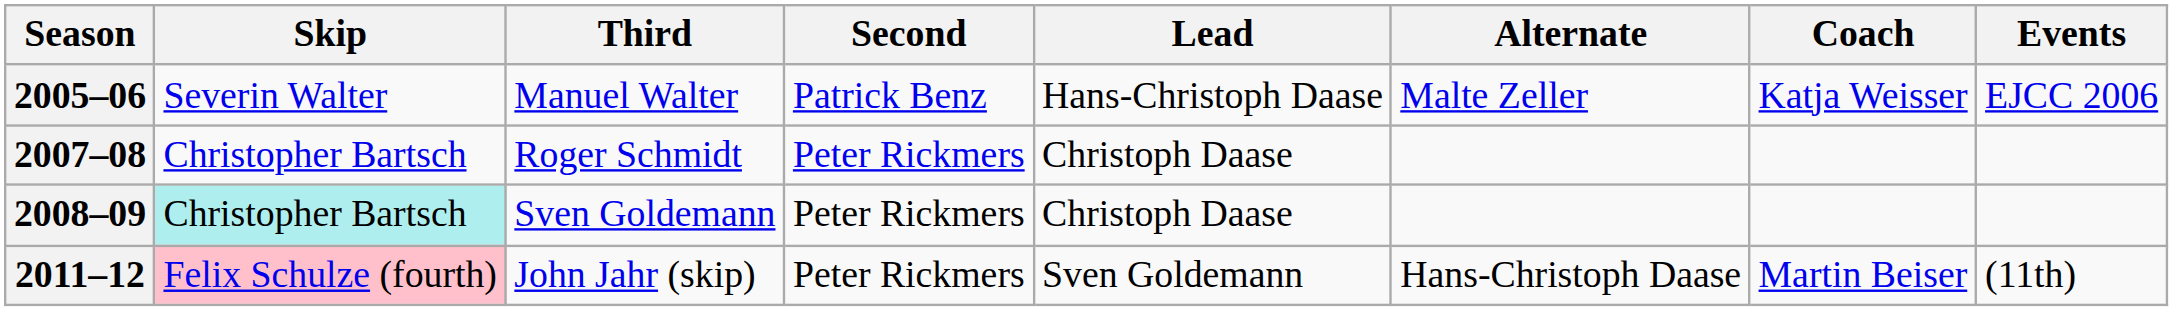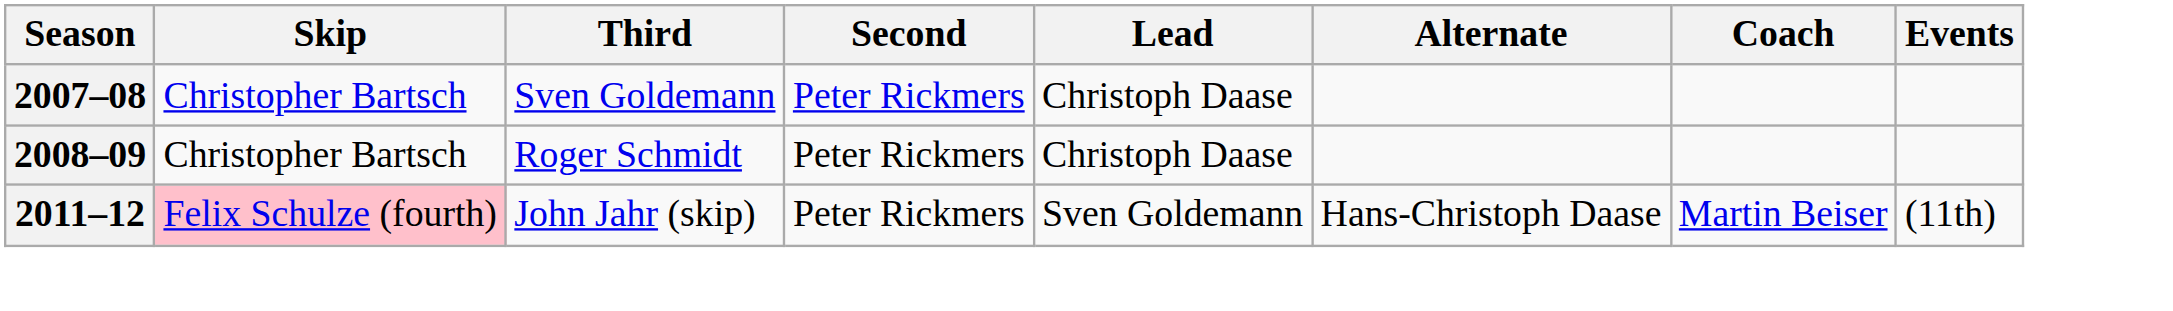- row: (80, 94)
(628, 154) Roger Schmidt -> (645, 94) Sven Goldemann
(315, 214) paleturquoise background -> (315, 154) no background
(645, 214) Sven Goldemann -> (628, 154) Roger Schmidt
